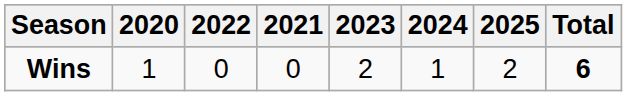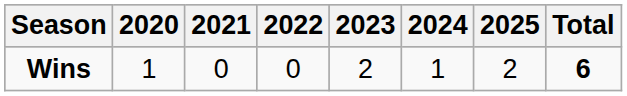columns swapped: (293, 25) <-> (221, 25)
